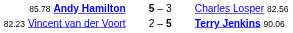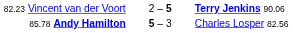rows swapped: (77, 9) <-> (65, 23)
